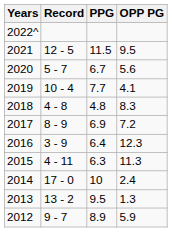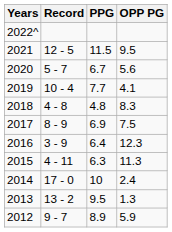(128, 124) 7.2 -> (128, 124) 7.5
